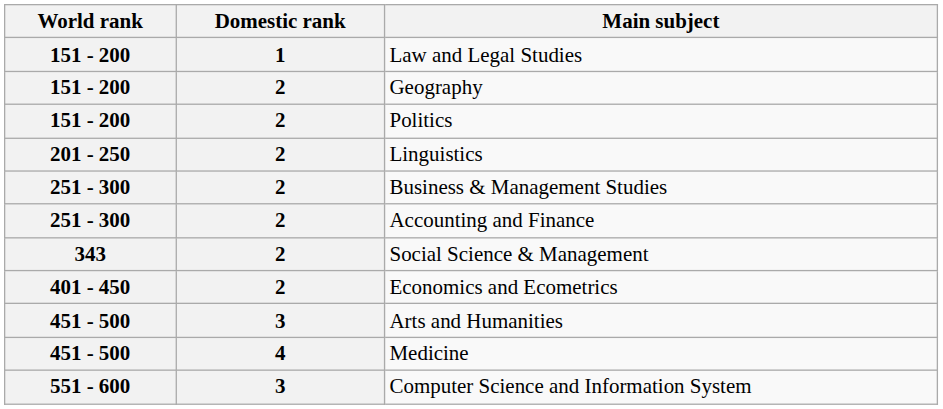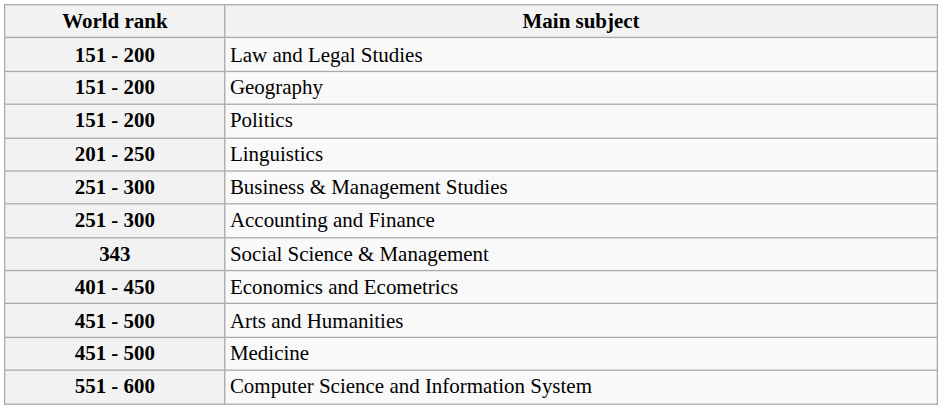- column: (280, 21)
